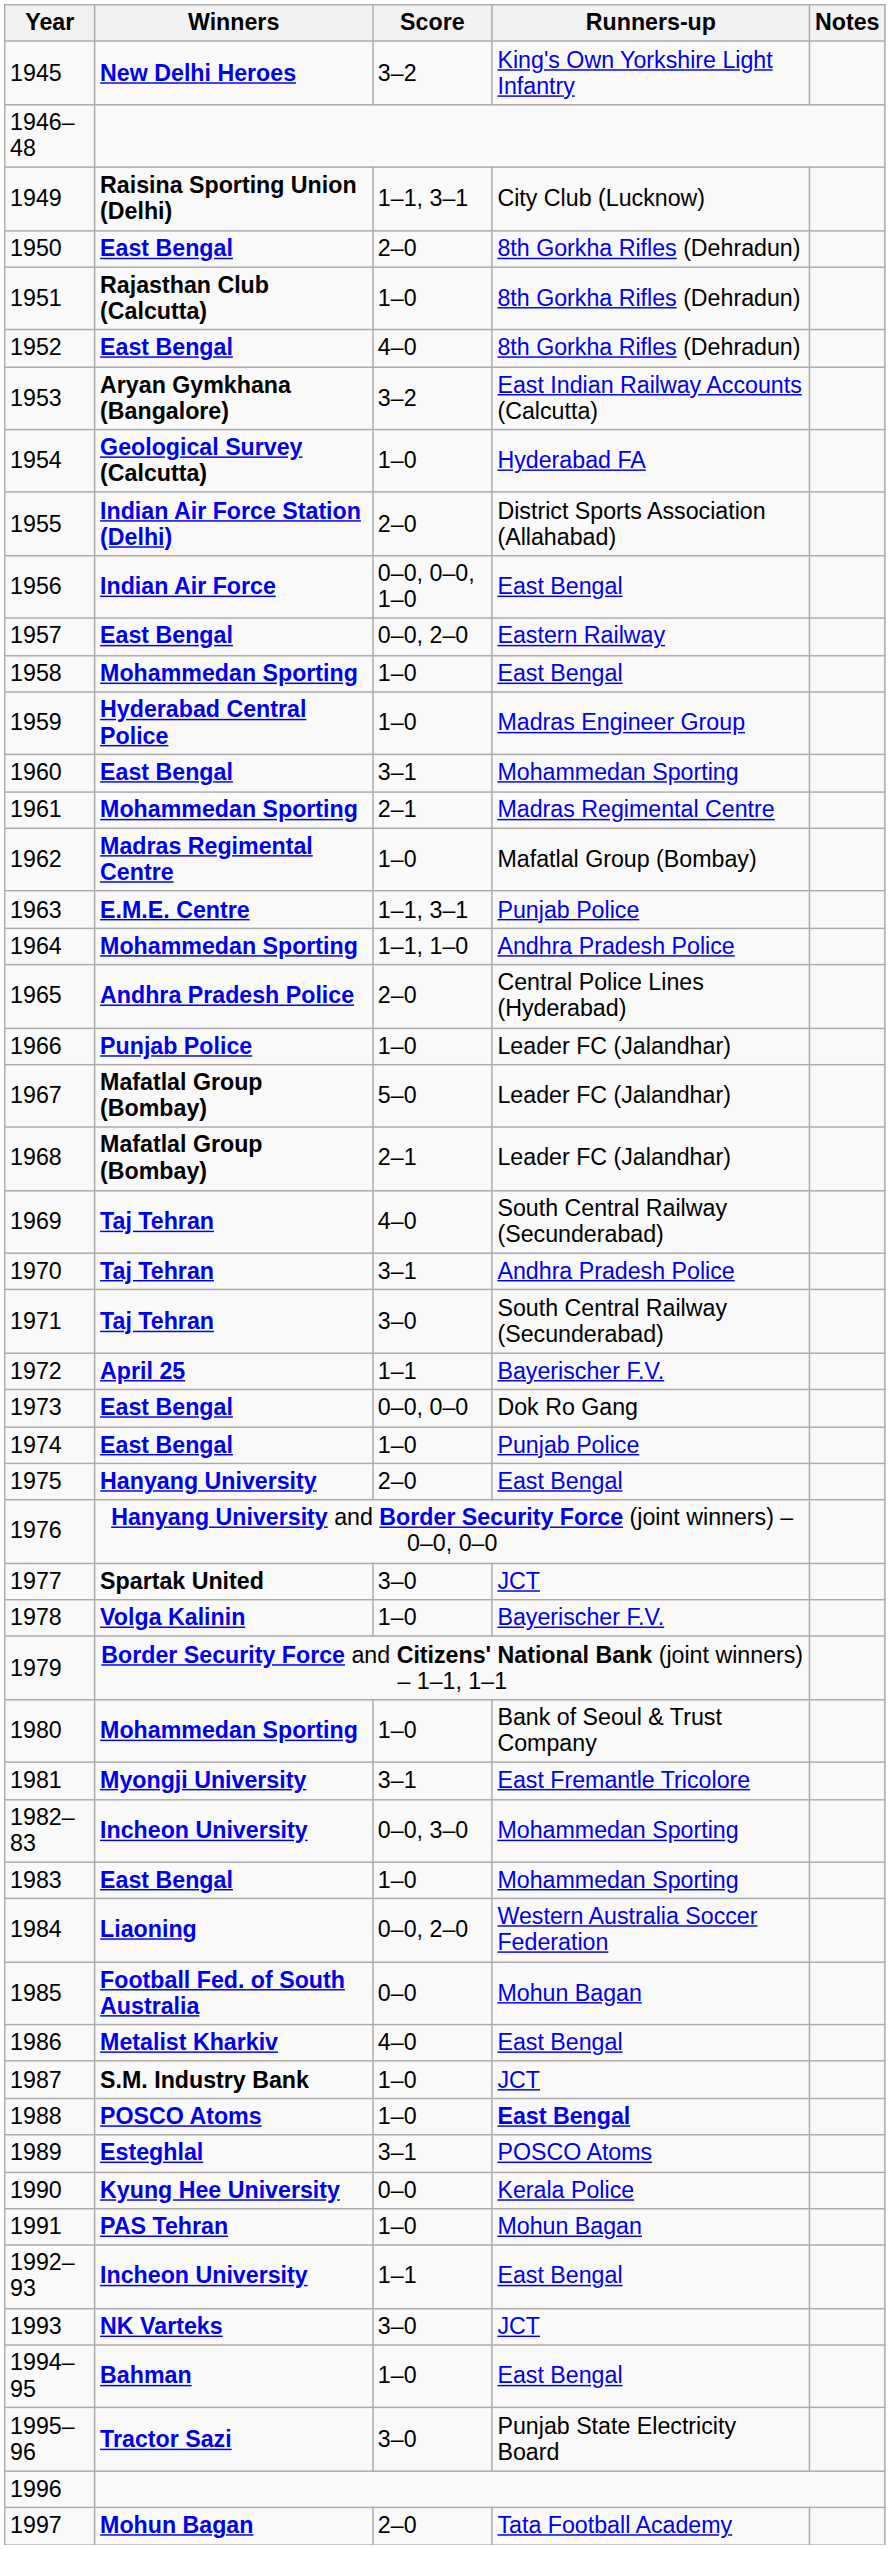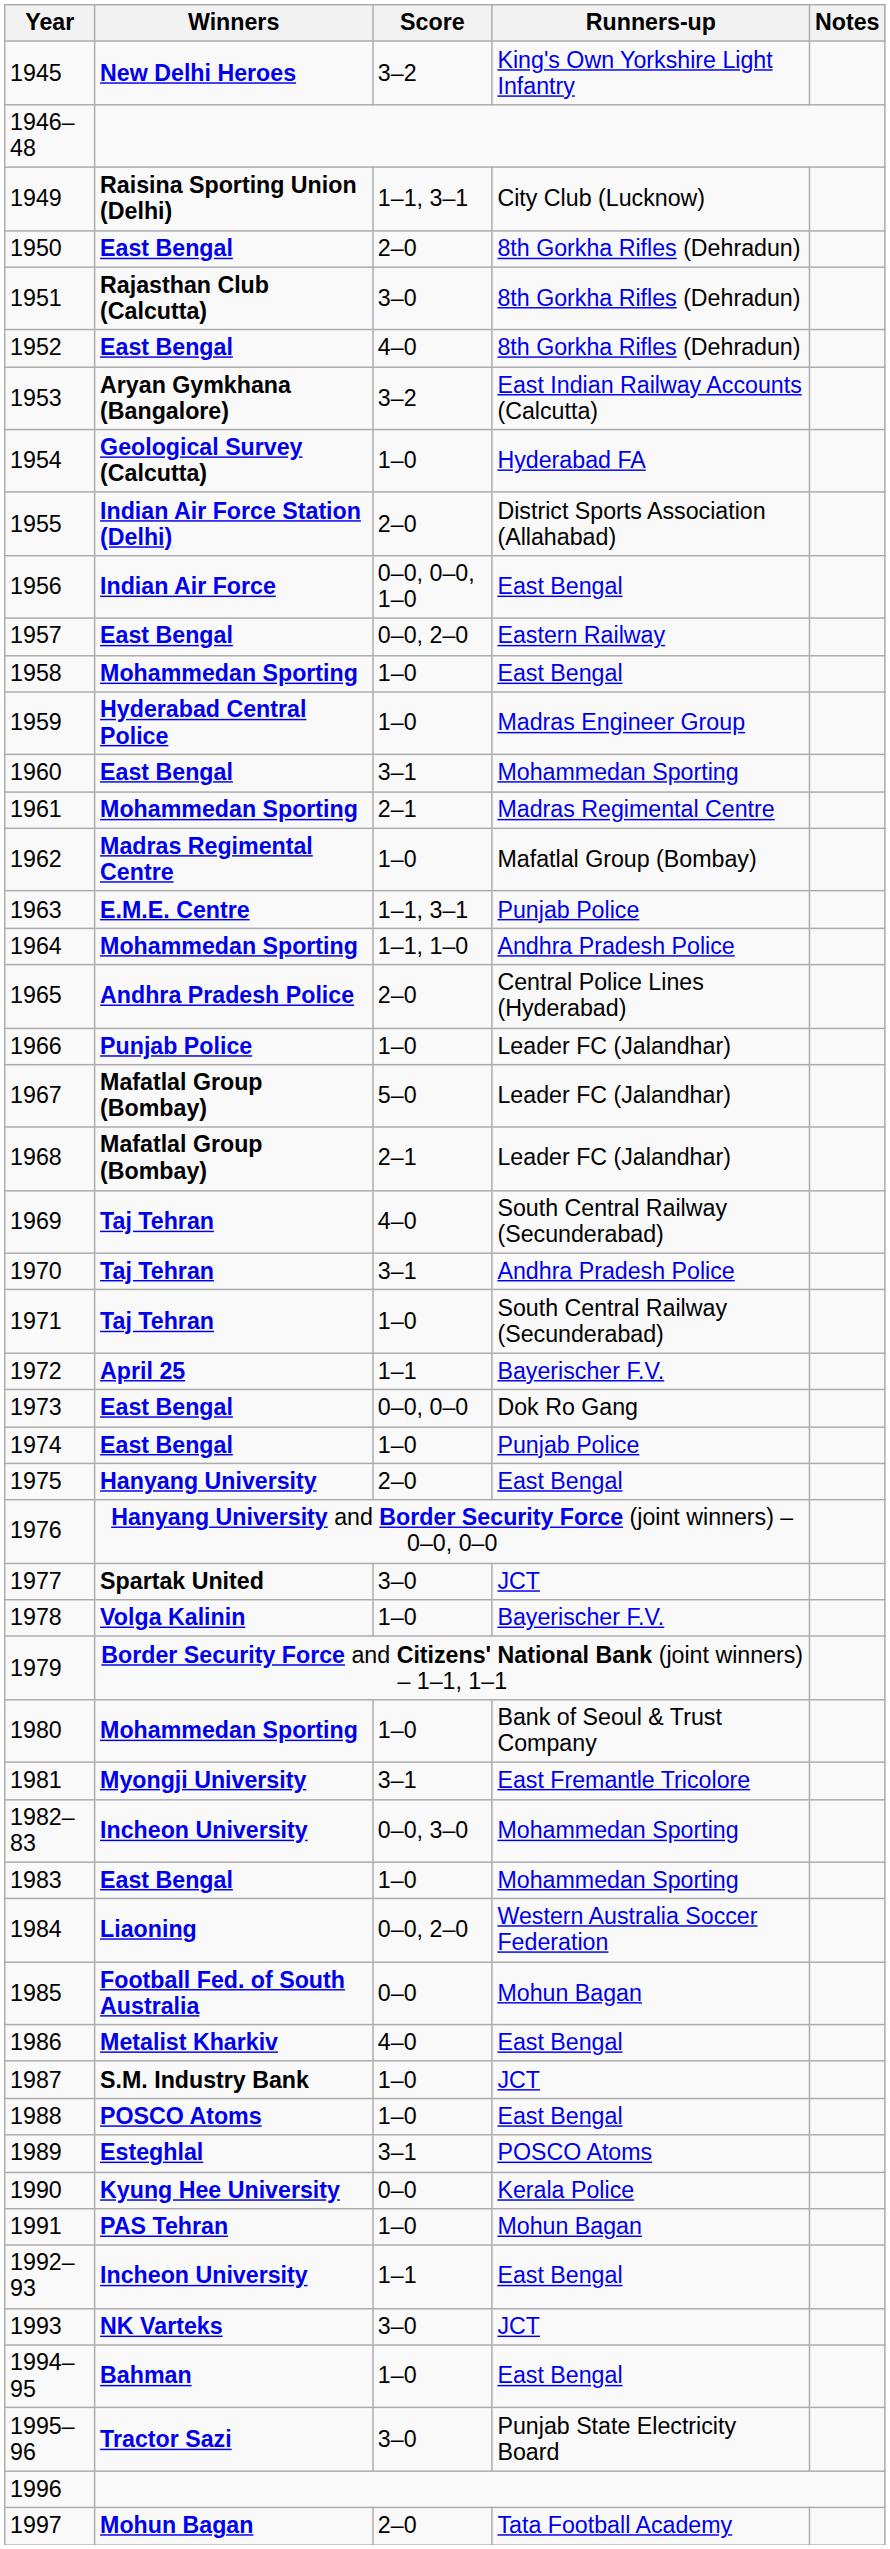(397, 298) 1–0 -> (397, 298) 3–0
(397, 1321) 3–0 -> (397, 1321) 1–0
(564, 2116) bold -> (560, 2116) normal
